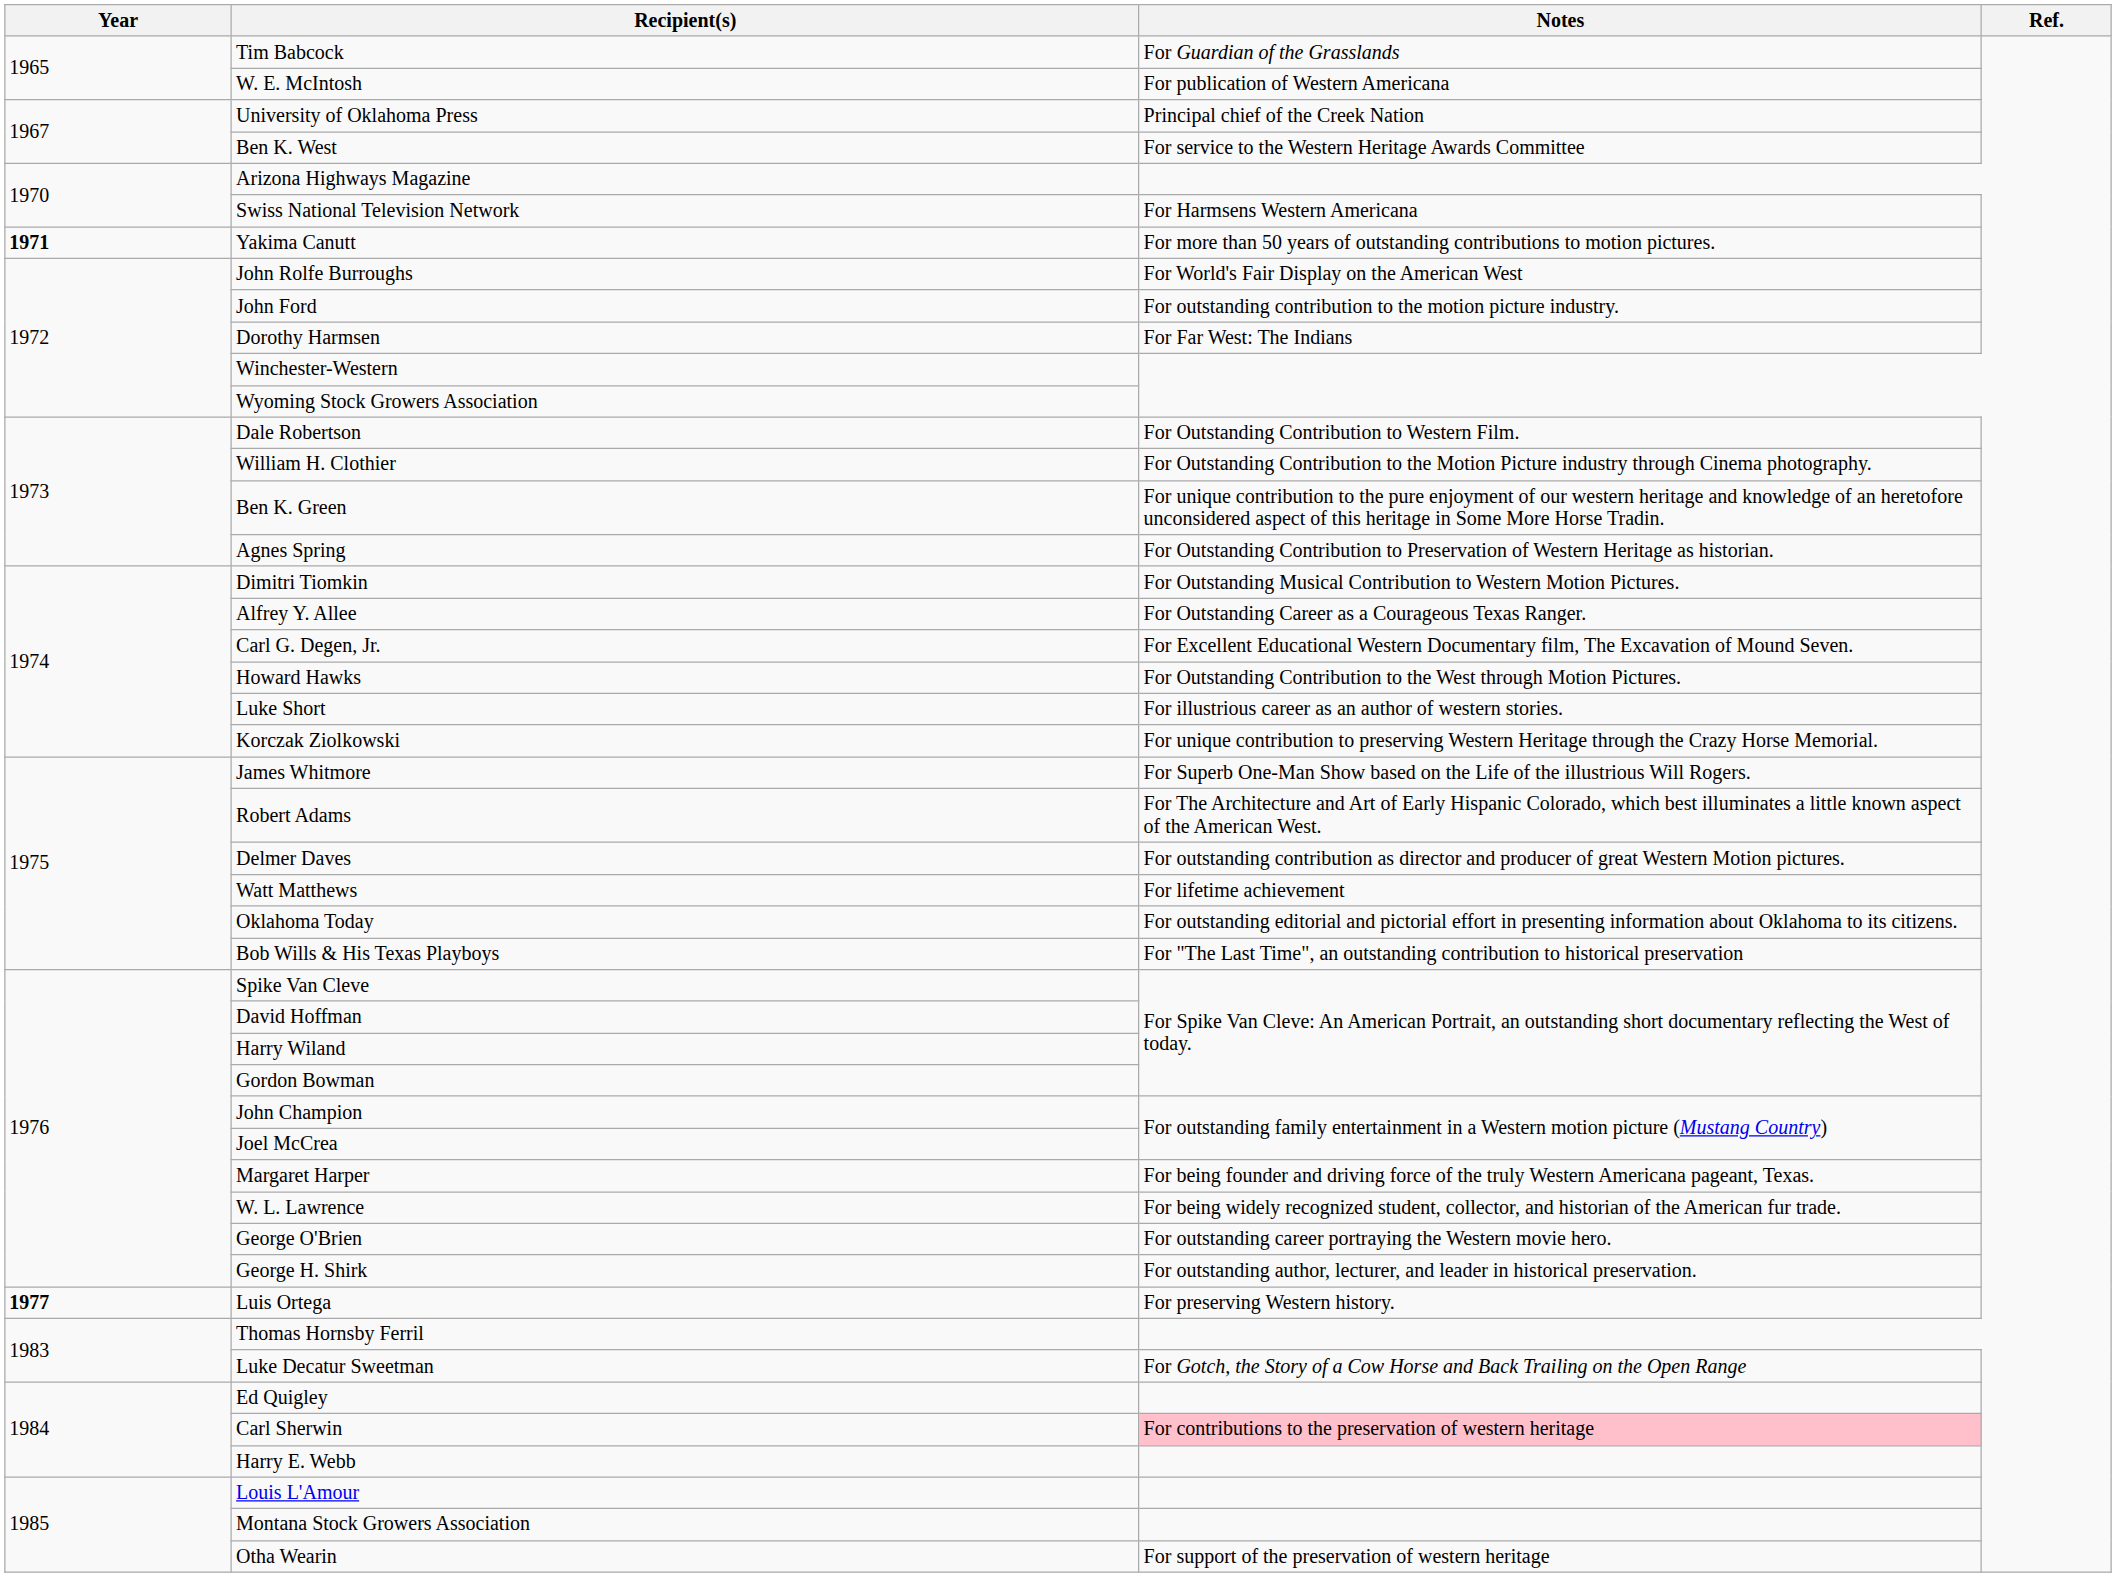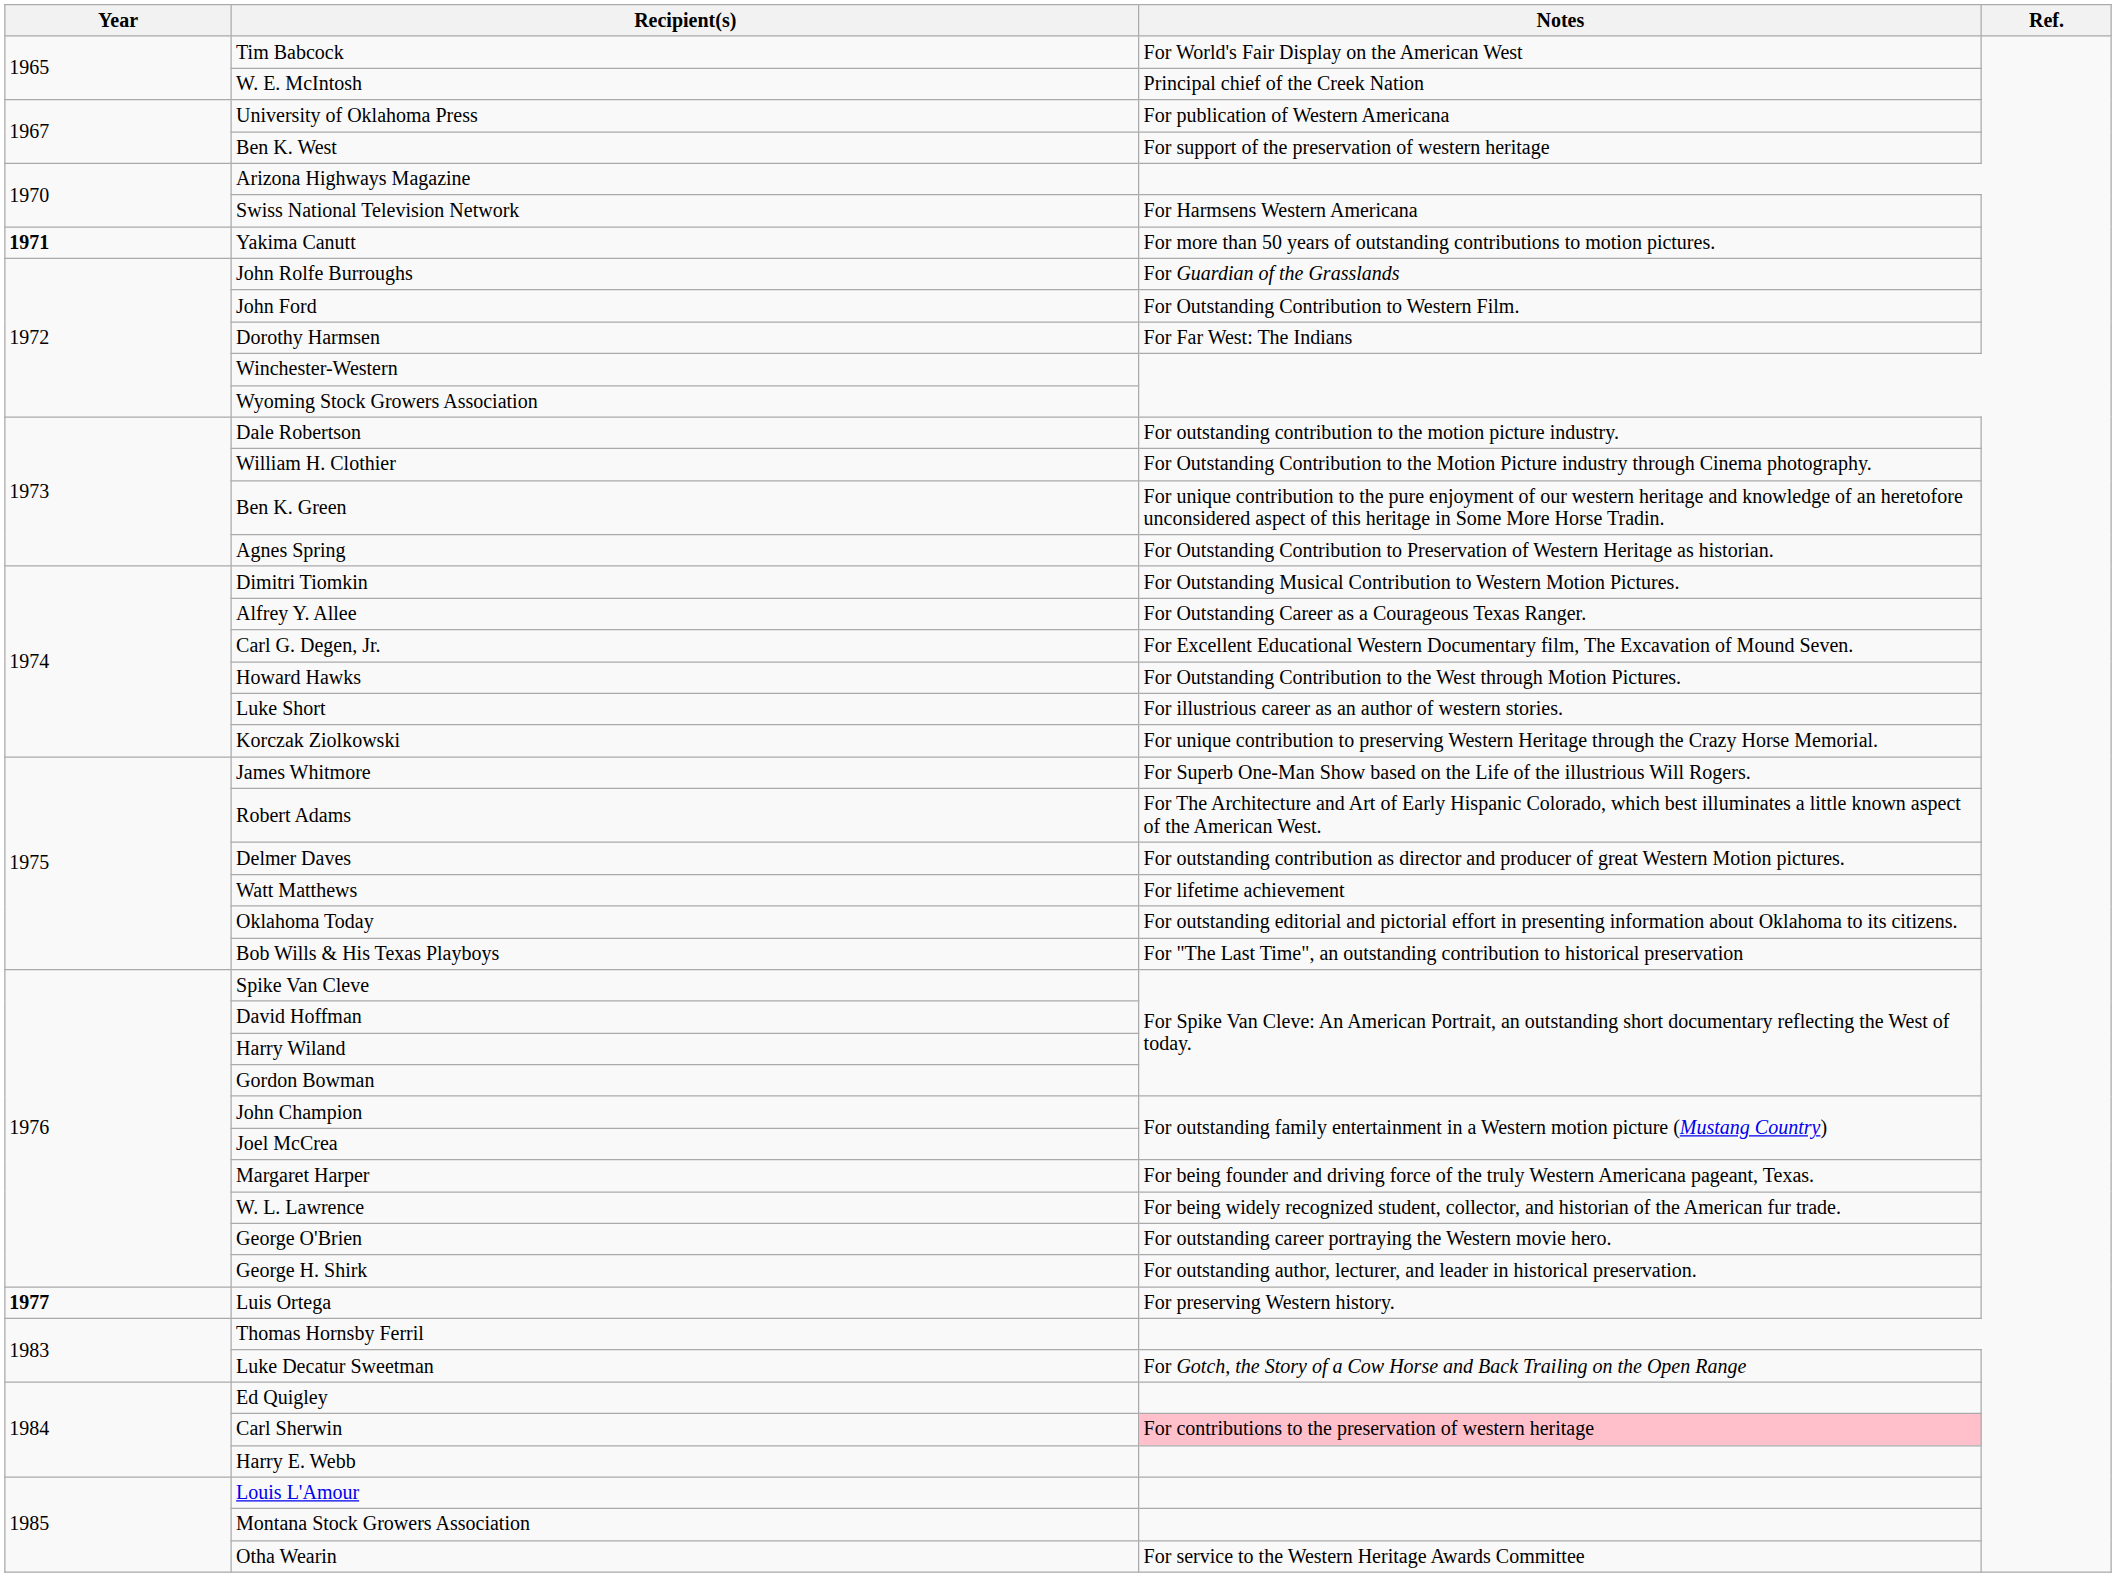(1272, 52) For Guardian of the Grasslands -> (1333, 52) For World's Fair Display on the American West
(1296, 83) For publication of Western Americana -> (1284, 83) Principal chief of the Creek Nation
(1284, 115) Principal chief of the Creek Nation -> (1296, 115) For publication of Western Americana
(1364, 147) For service to the Western Heritage Awards Committee -> (1347, 147) For support of the preservation of western heritage
(1333, 274) For World's Fair Display on the American West -> (1272, 274) For Guardian of the Grasslands
(1381, 305) For outstanding contribution to the motion picture industry. -> (1332, 305) For Outstanding Contribution to Western Film.
(1332, 432) For Outstanding Contribution to Western Film. -> (1381, 432) For outstanding contribution to the motion picture industry.
(1347, 1556) For support of the preservation of western heritage -> (1364, 1556) For service to the Western Heritage Awards Committee
